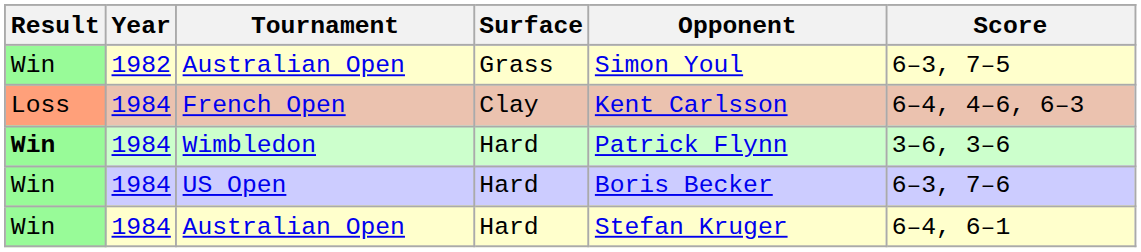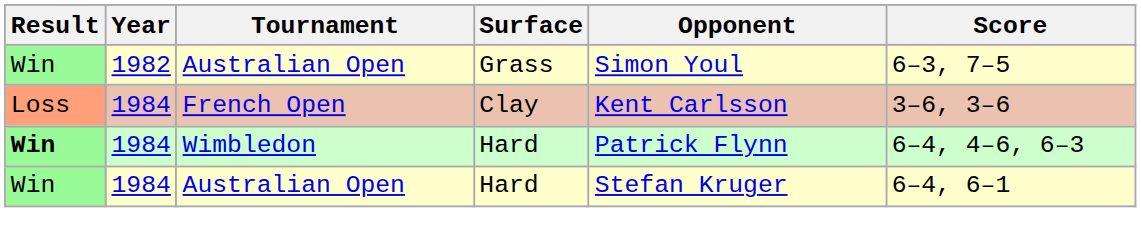(988, 106) 6–4, 4–6, 6–3 -> (951, 106) 3–6, 3–6
(951, 146) 3–6, 3–6 -> (988, 146) 6–4, 4–6, 6–3
- row: (141, 186)
